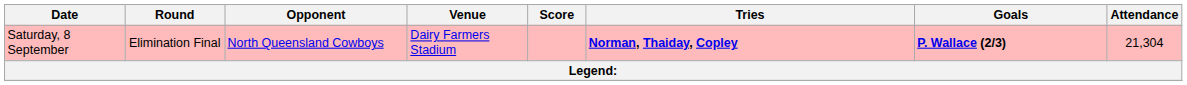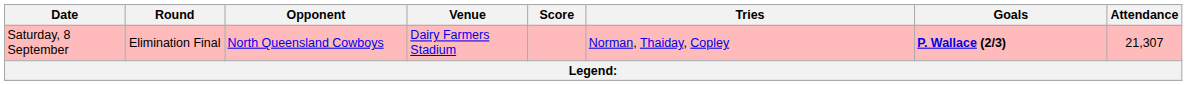(663, 43) bold -> (659, 43) normal
(1144, 43) 21,304 -> (1144, 43) 21,307
